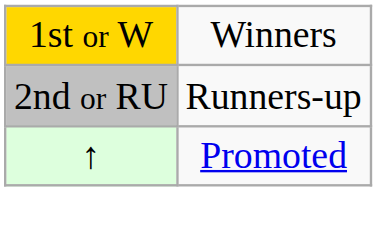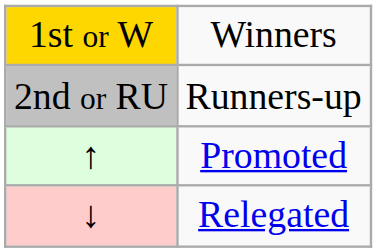+ row: (274, 214)
